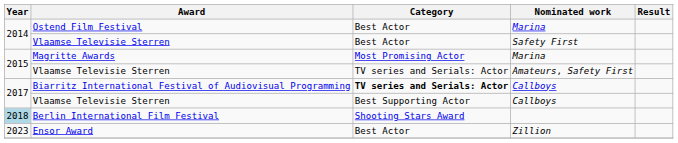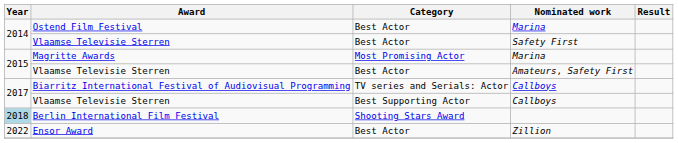(432, 71) TV series and Serials: Actor -> (382, 71) Best Actor
(432, 86) bold -> (432, 86) normal
(17, 130) 2023 -> (17, 130) 2022
